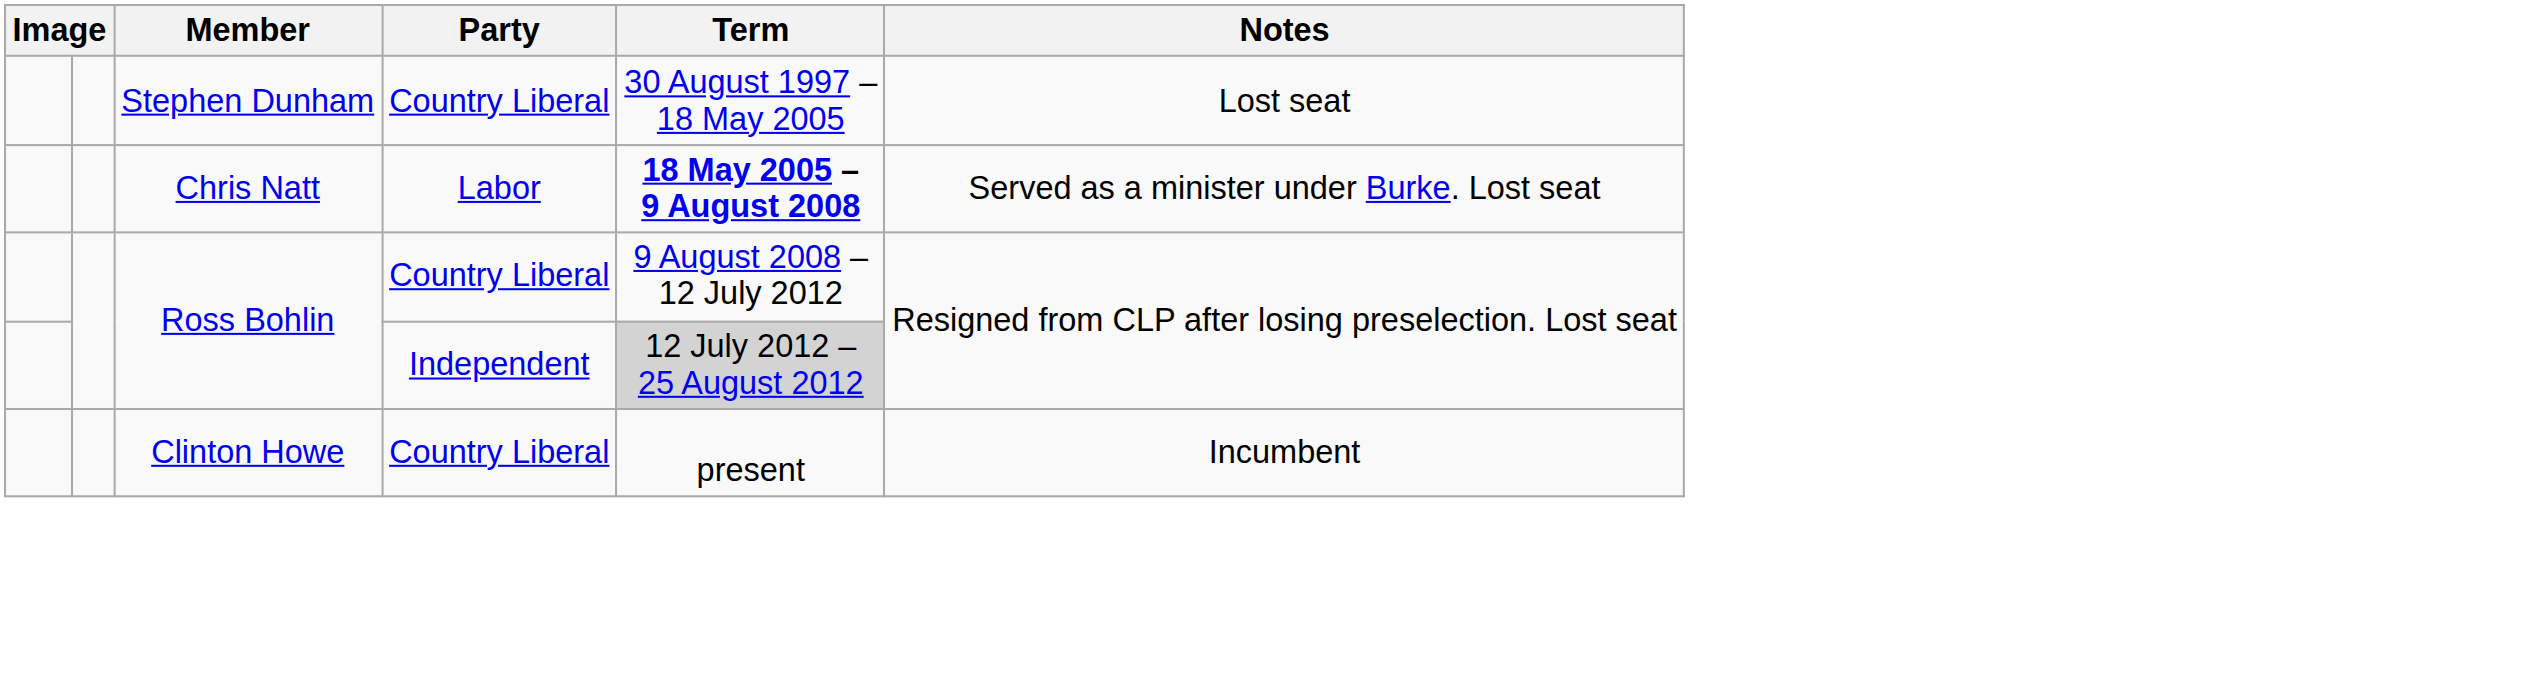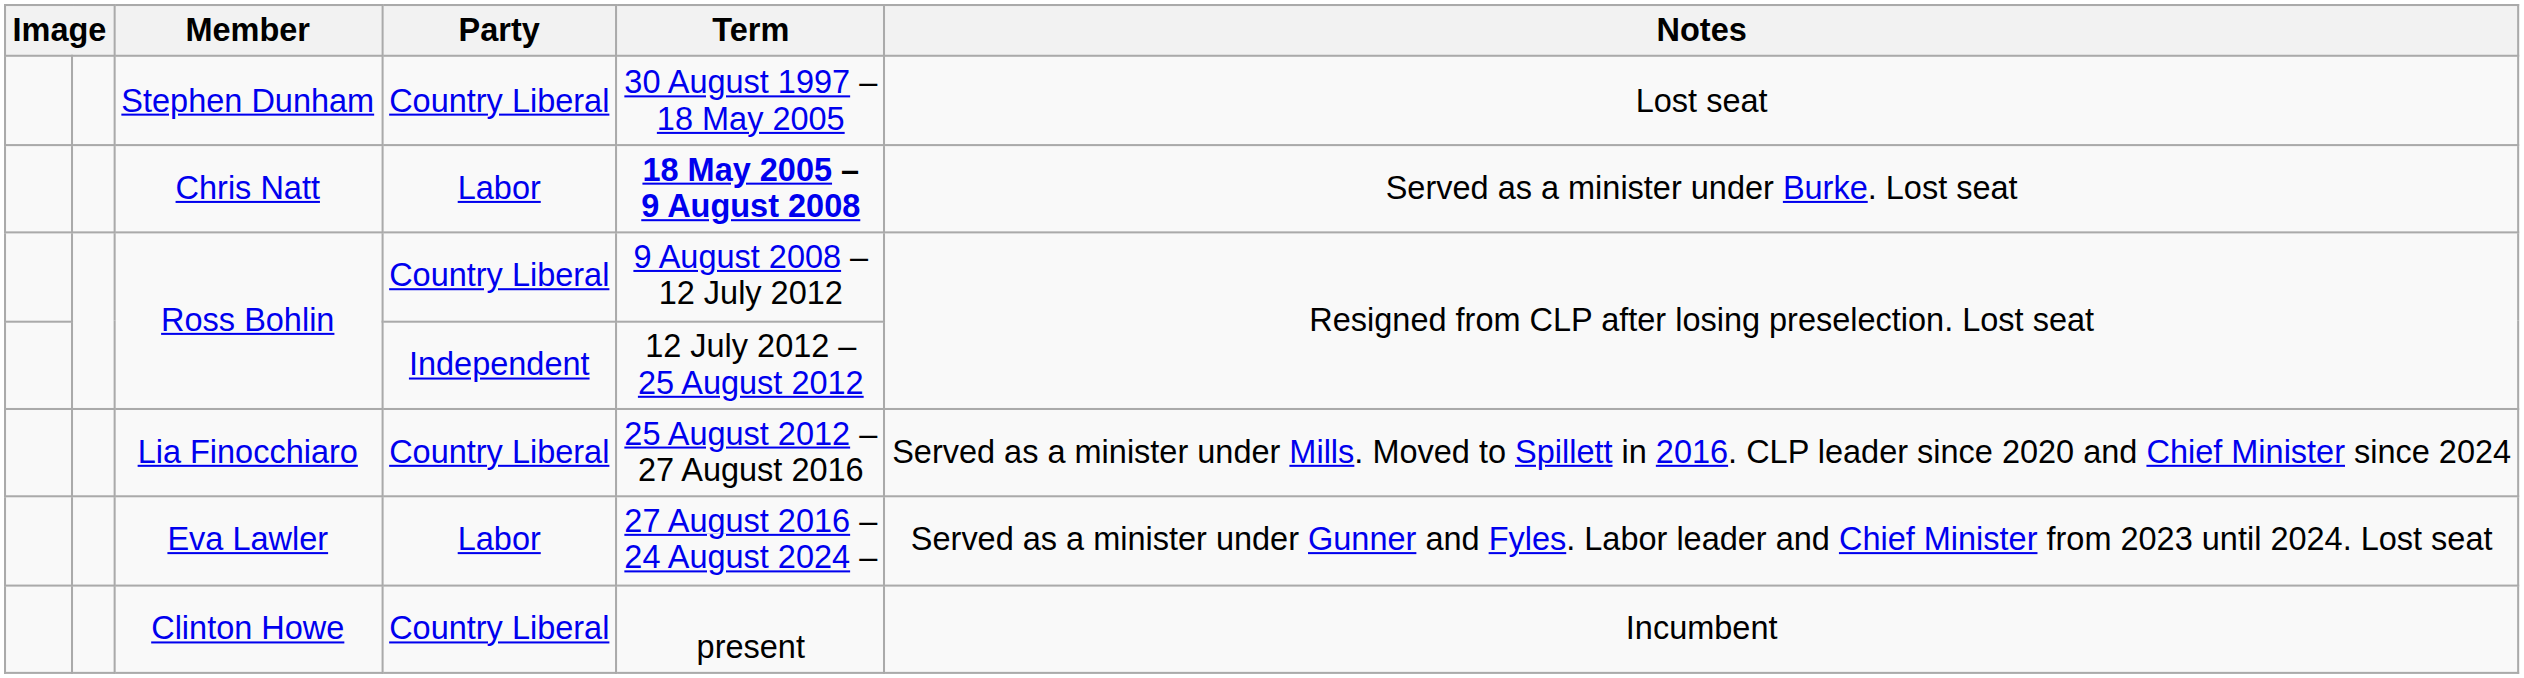(751, 364) lightgrey background -> (751, 364) no background
+ row: (248, 452)
+ row: (248, 540)
